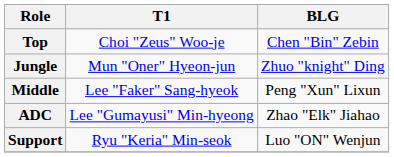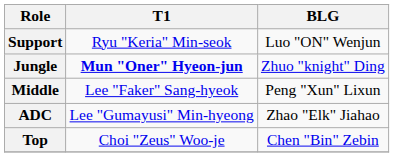rows swapped: (35, 41) <-> (35, 139)
(162, 66) normal -> (162, 66) bold
